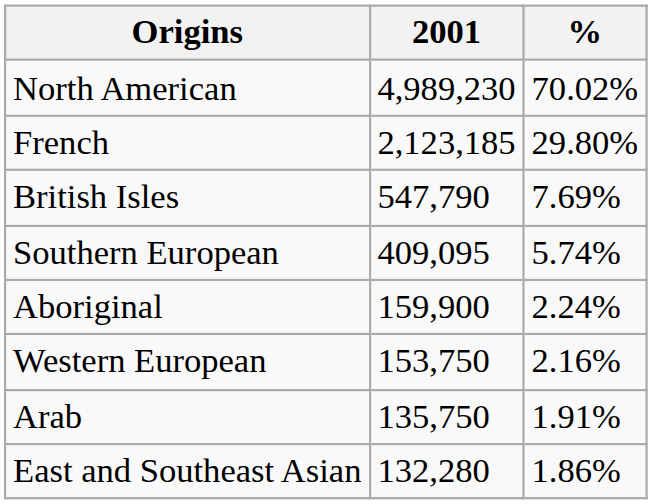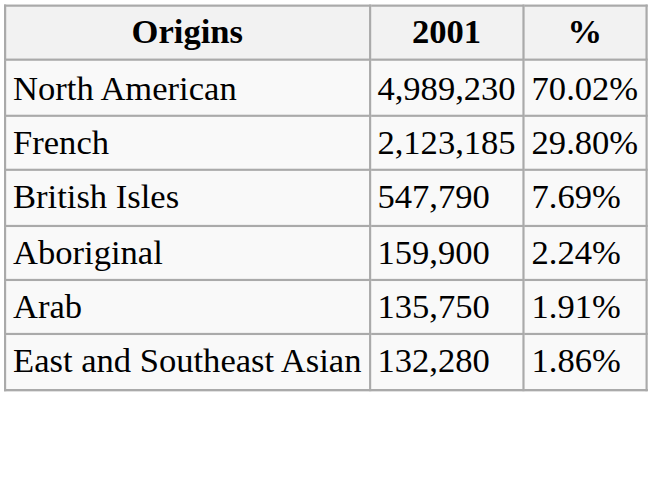- row: (146, 251)
- row: (140, 361)
